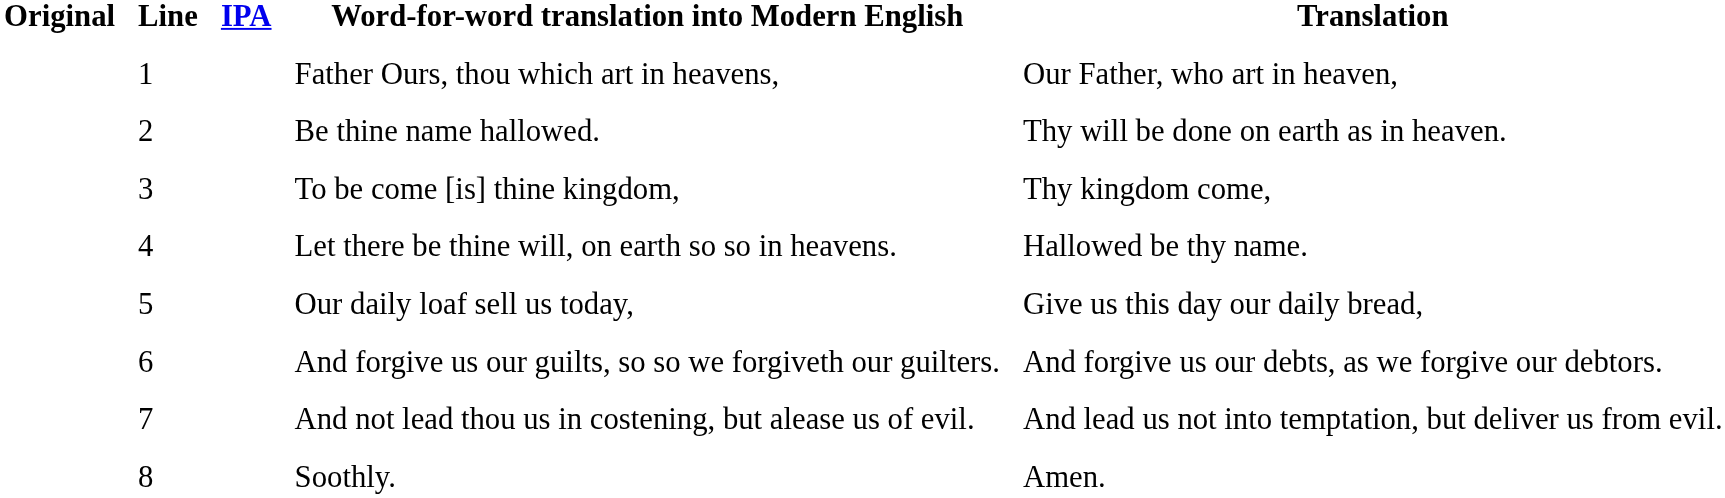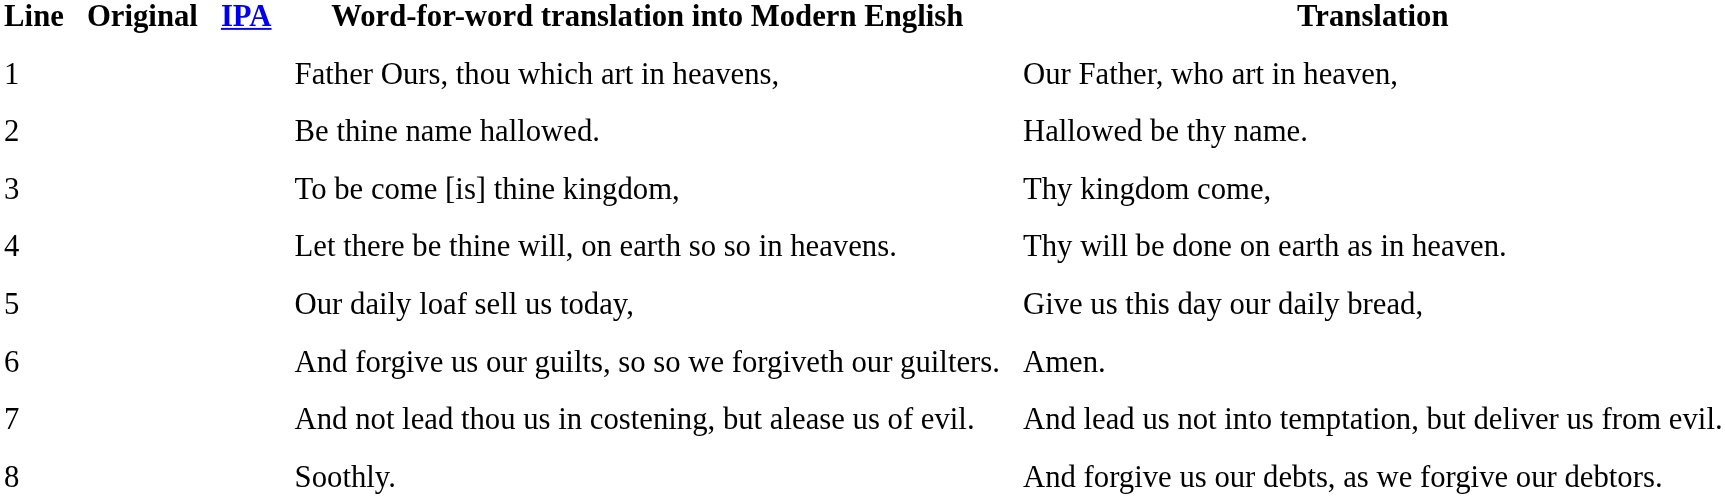columns swapped: (168, 15) <-> (60, 15)
(1265, 131) Thy will be done on earth as in heaven. -> (1165, 131) Hallowed be thy name.
(1165, 246) Hallowed be thy name. -> (1265, 246) Thy will be done on earth as in heaven.
(1343, 361) And forgive us our debts, as we forgive our debtors. -> (1064, 361) Amen.
(1064, 476) Amen. -> (1343, 476) And forgive us our debts, as we forgive our debtors.
